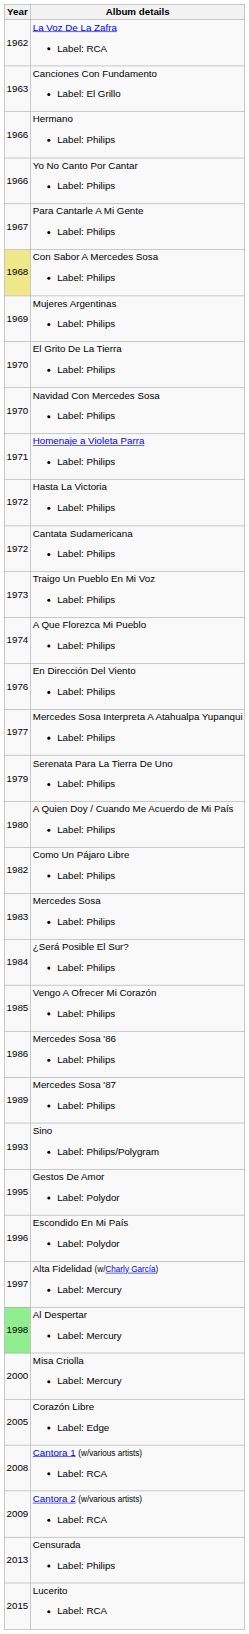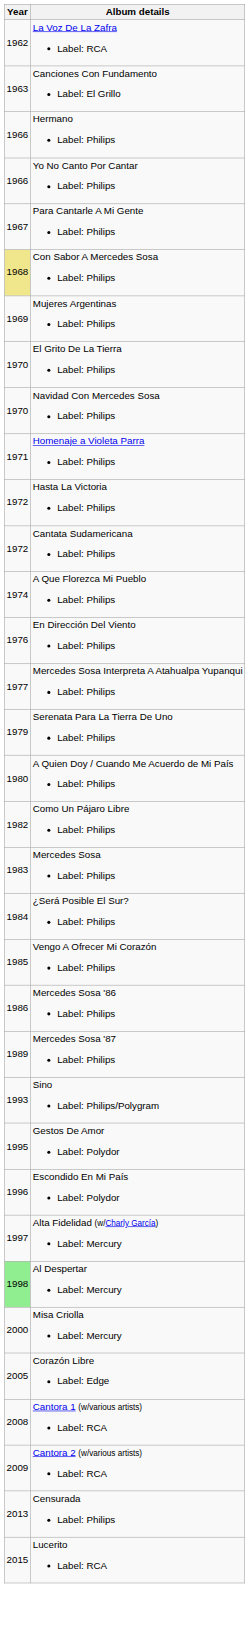- row: (138, 590)
